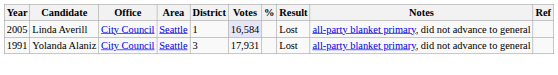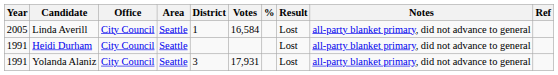(245, 29) lavender background -> (245, 29) no background
+ row: (62, 45)
